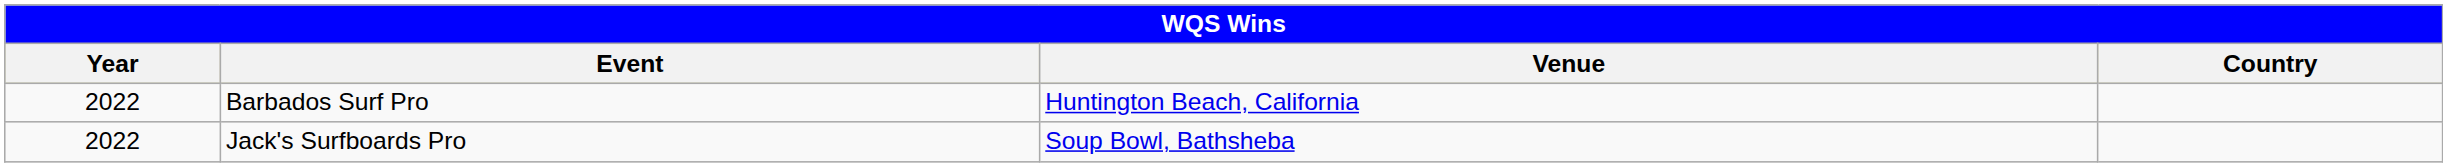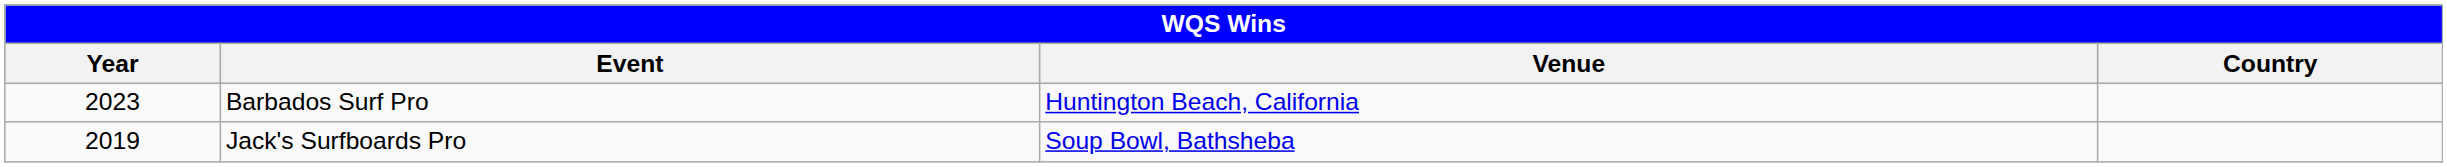(112, 102) 2022 -> (112, 102) 2023
(112, 141) 2022 -> (112, 141) 2019
